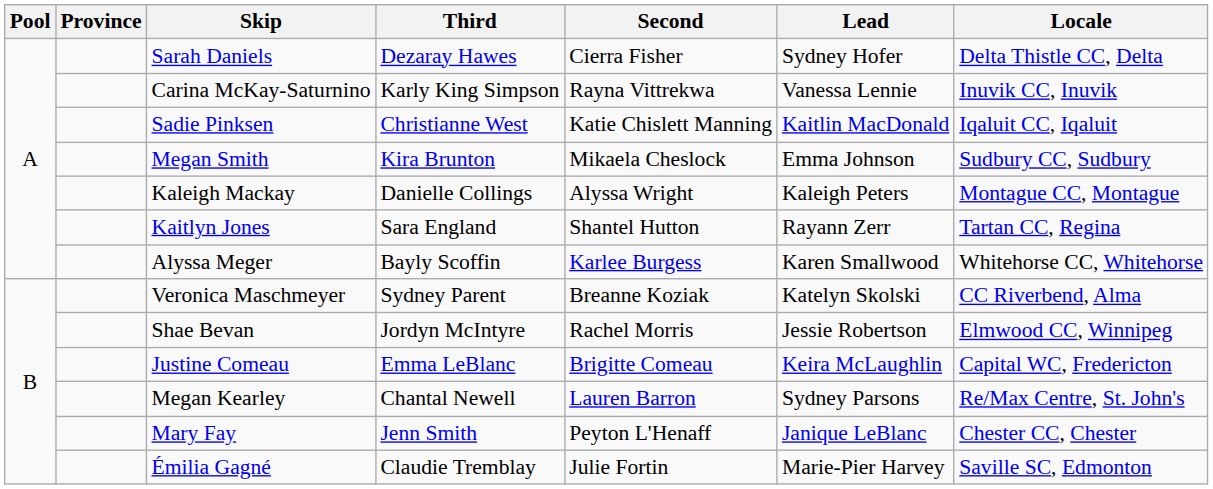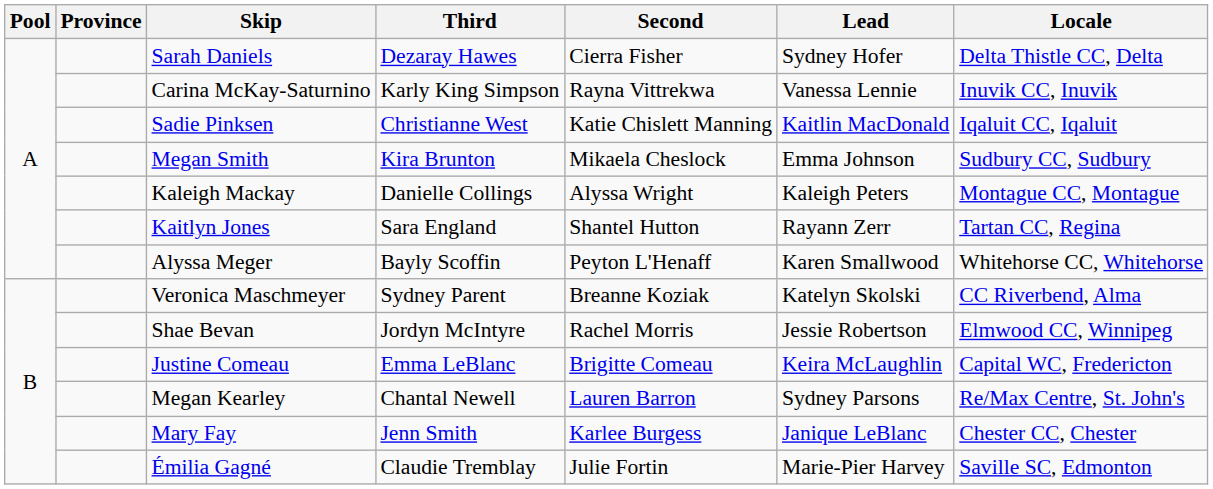(635, 261) Karlee Burgess -> (640, 261) Peyton L'Henaff
(640, 432) Peyton L'Henaff -> (635, 432) Karlee Burgess
